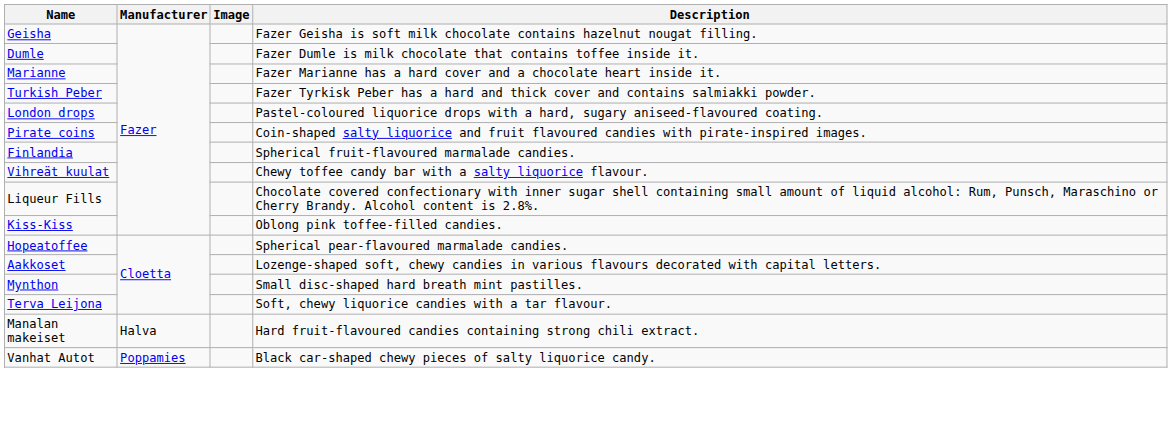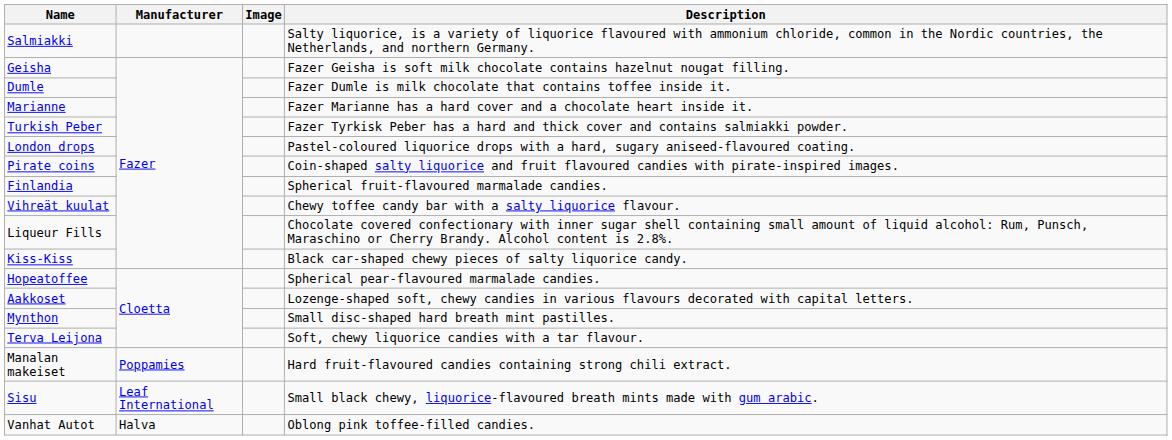+ row: (40, 41)
(379, 225) Oblong pink toffee-filled candies. -> (488, 259) Black car-shaped chewy pieces of salty liquorice candy.
(138, 331) Halva -> (152, 364) Poppamies
+ row: (22, 398)
(153, 357) Poppamies -> (137, 425) Halva
(456, 357) Black car-shaped chewy pieces of salty liquorice candy. -> (411, 425) Oblong pink toffee-filled candies.
